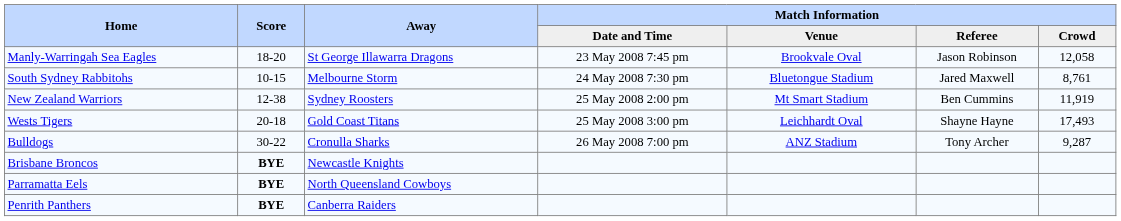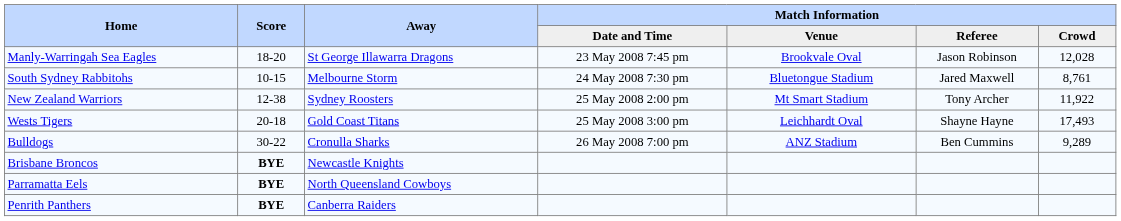(1077, 57) 12,058 -> (1077, 57) 12,028
(977, 99) Ben Cummins -> (977, 99) Tony Archer
(1077, 99) 11,919 -> (1077, 99) 11,922
(977, 141) Tony Archer -> (977, 141) Ben Cummins
(1077, 141) 9,287 -> (1077, 141) 9,289
